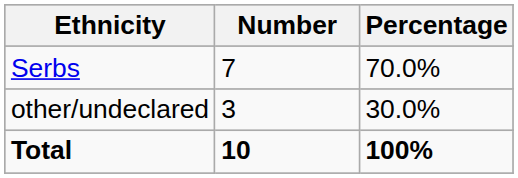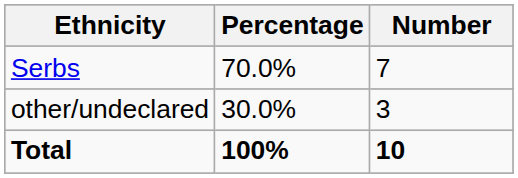columns swapped: (287, 25) <-> (437, 25)
